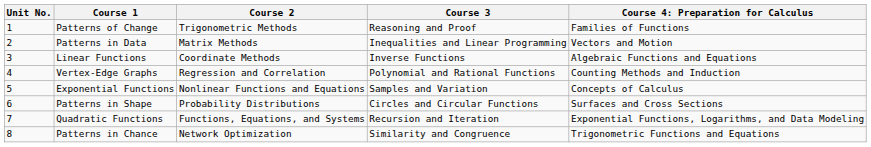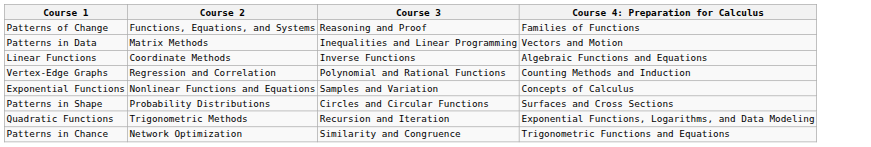- column: (29, 12)
(238, 27) Trigonometric Methods -> (222, 27) Functions, Equations, and Systems
(272, 119) Functions, Equations, and Systems -> (189, 119) Trigonometric Methods
